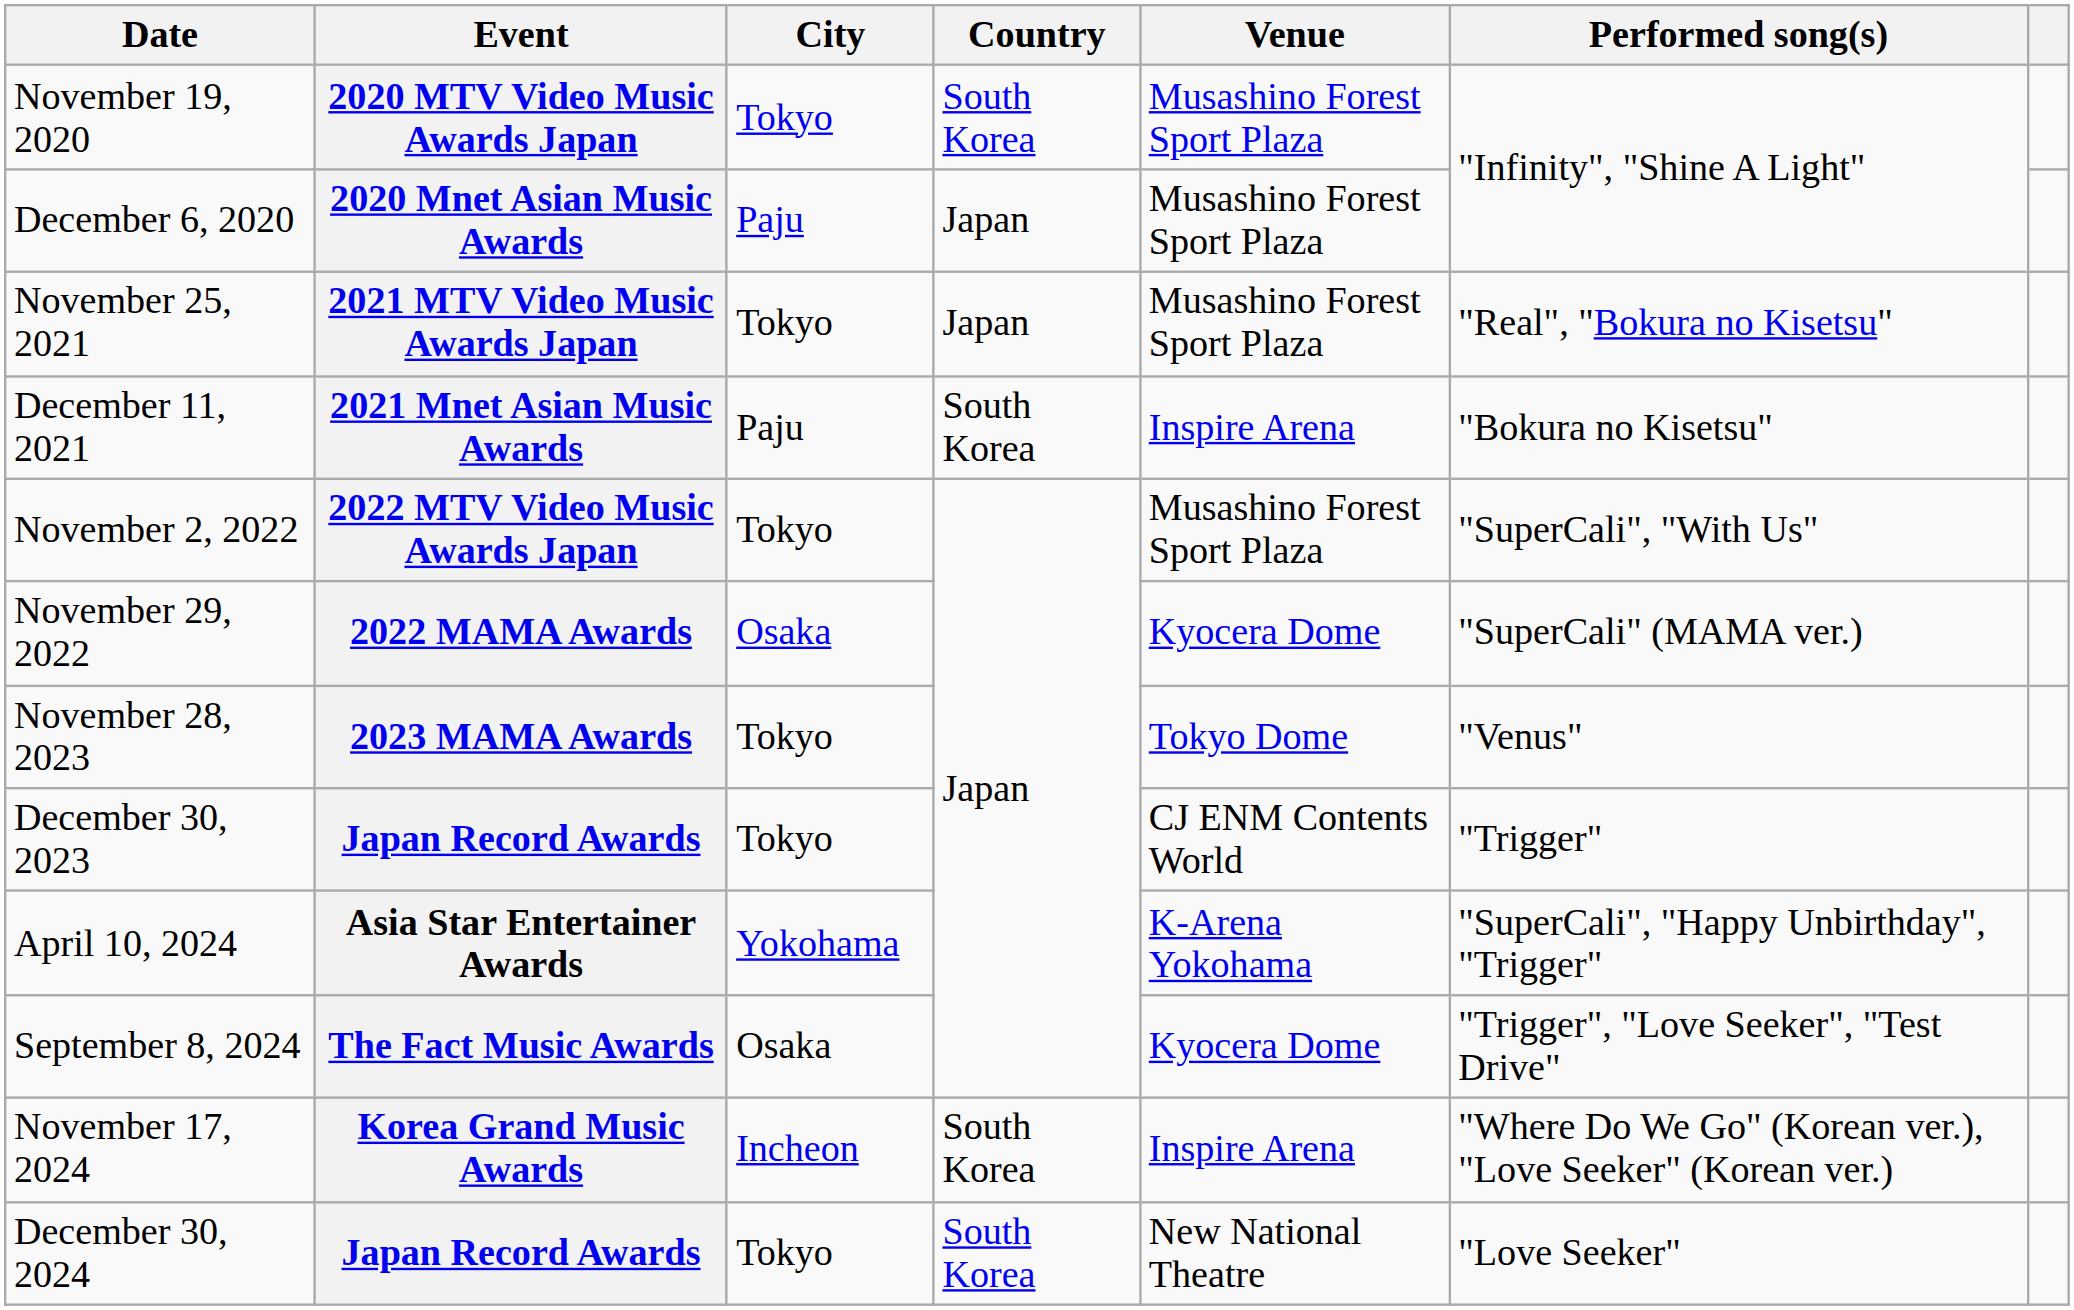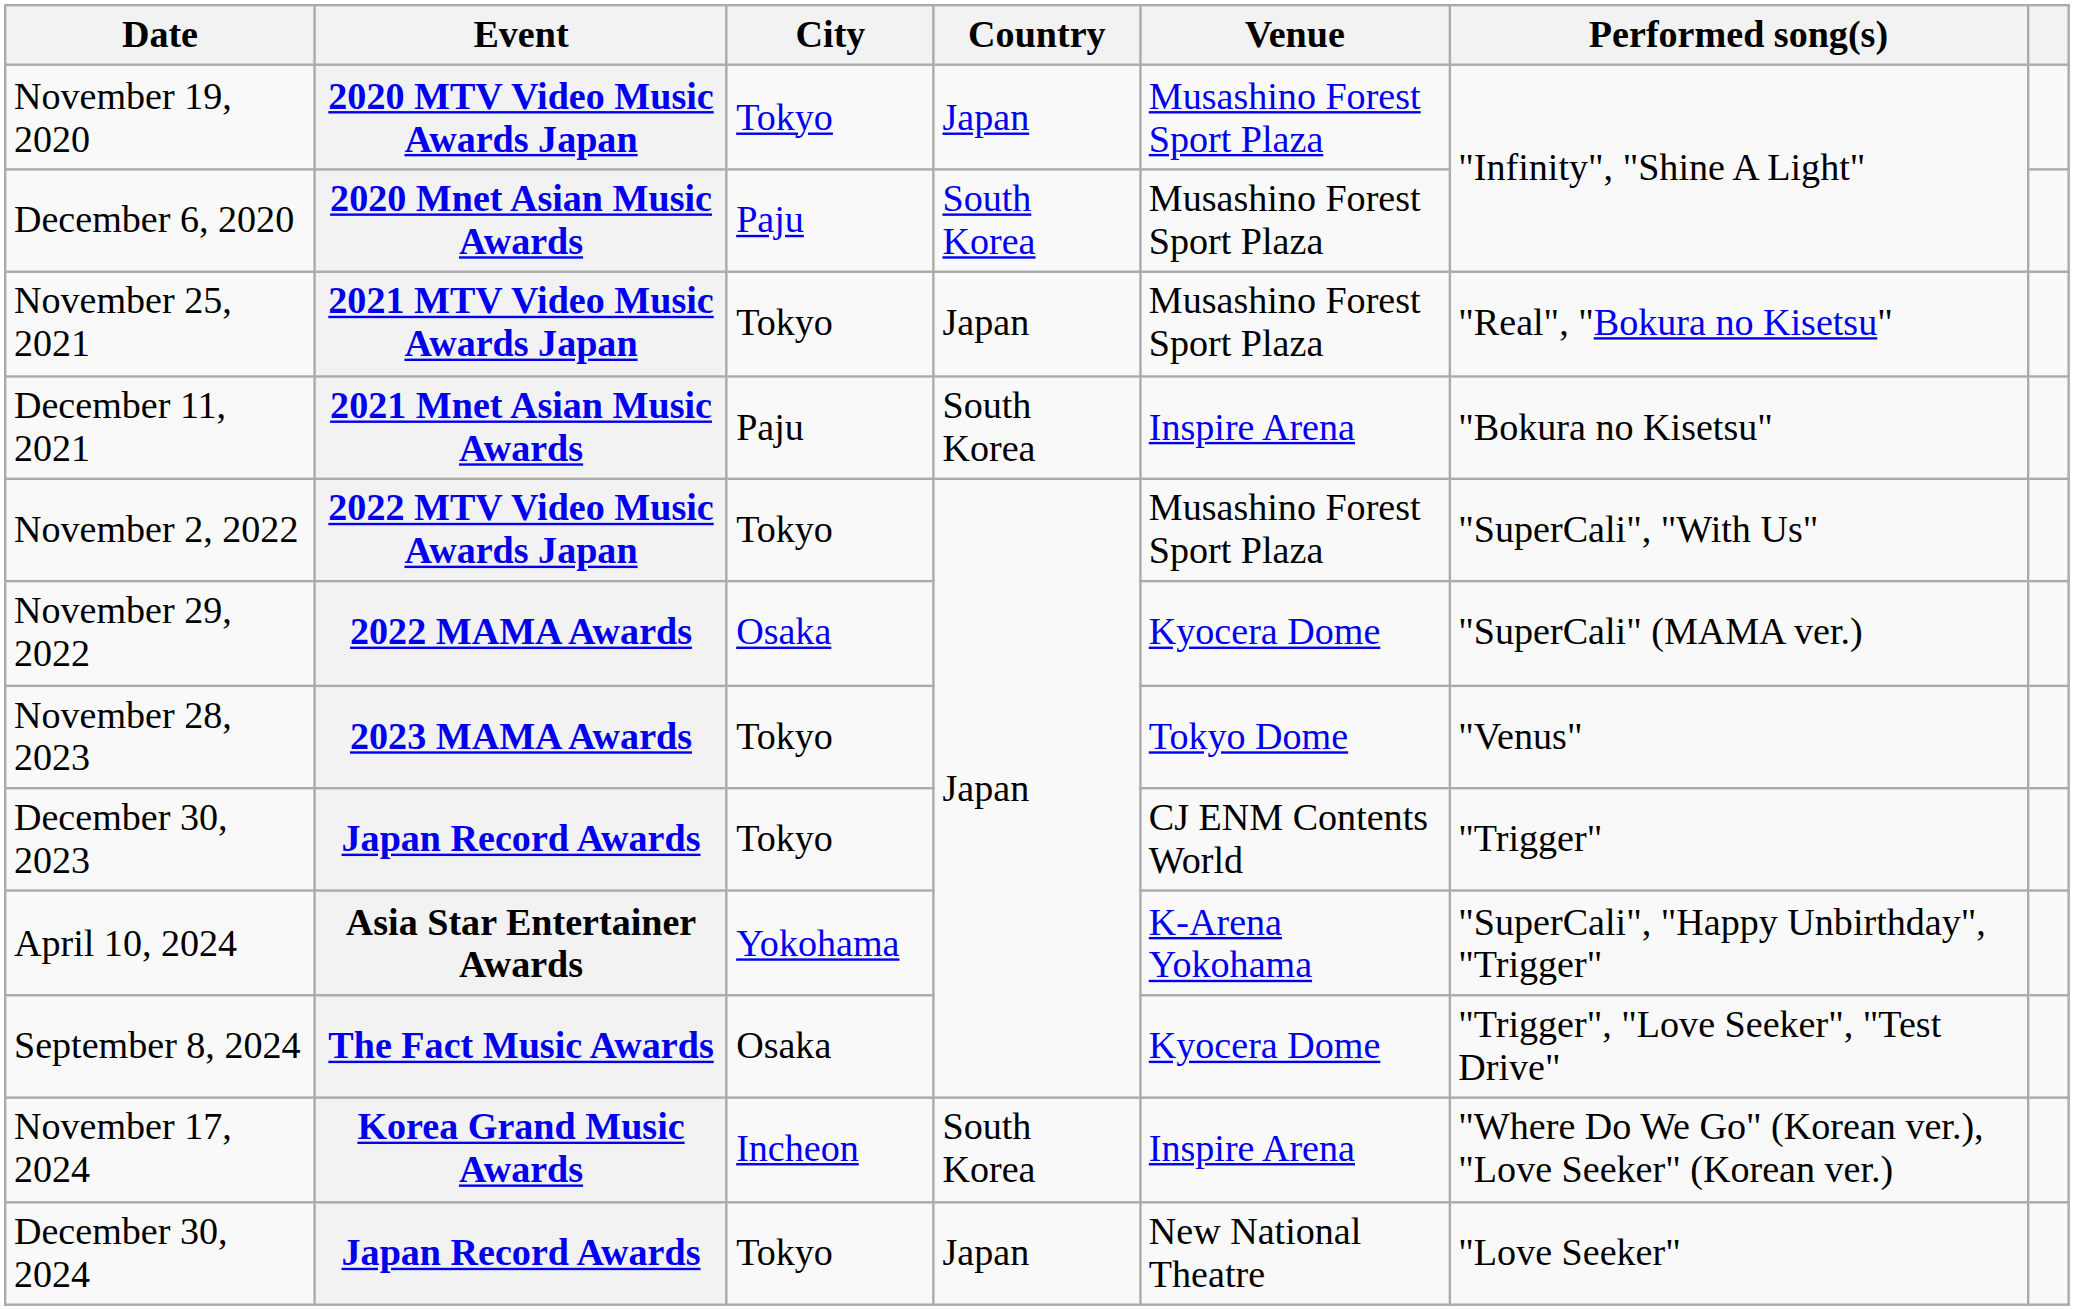(989, 116) South Korea -> (986, 116) Japan
(986, 219) Japan -> (989, 219) South Korea
(989, 1252) South Korea -> (986, 1252) Japan
